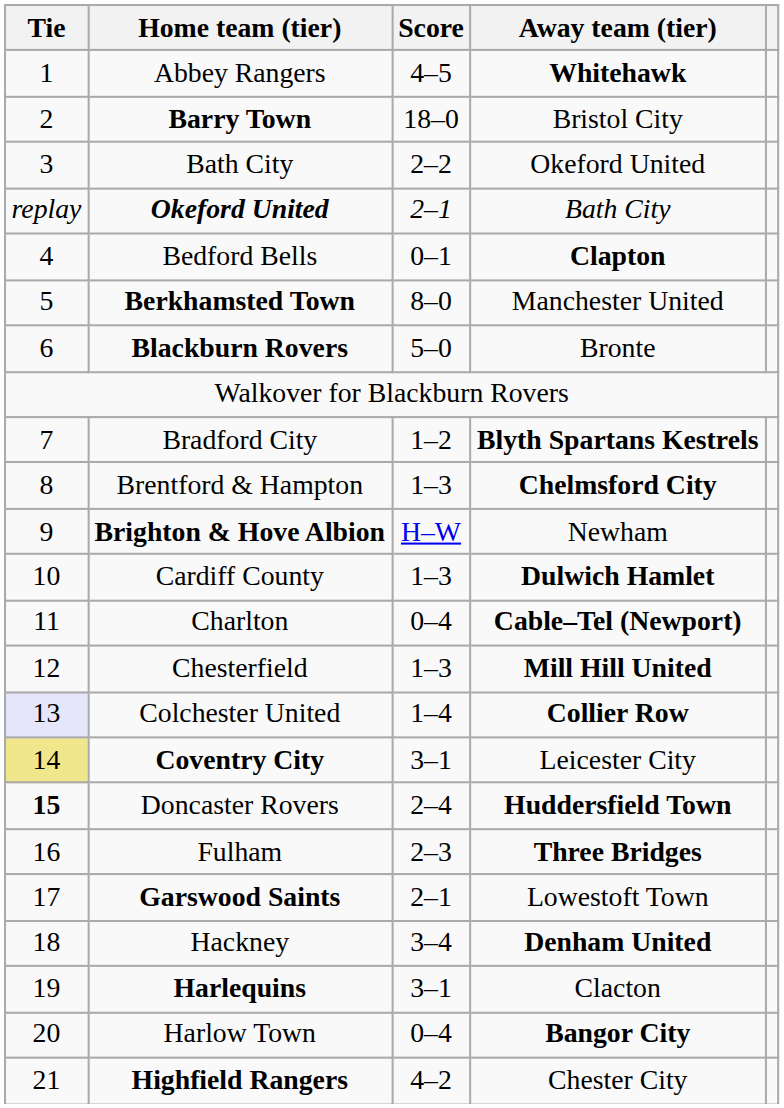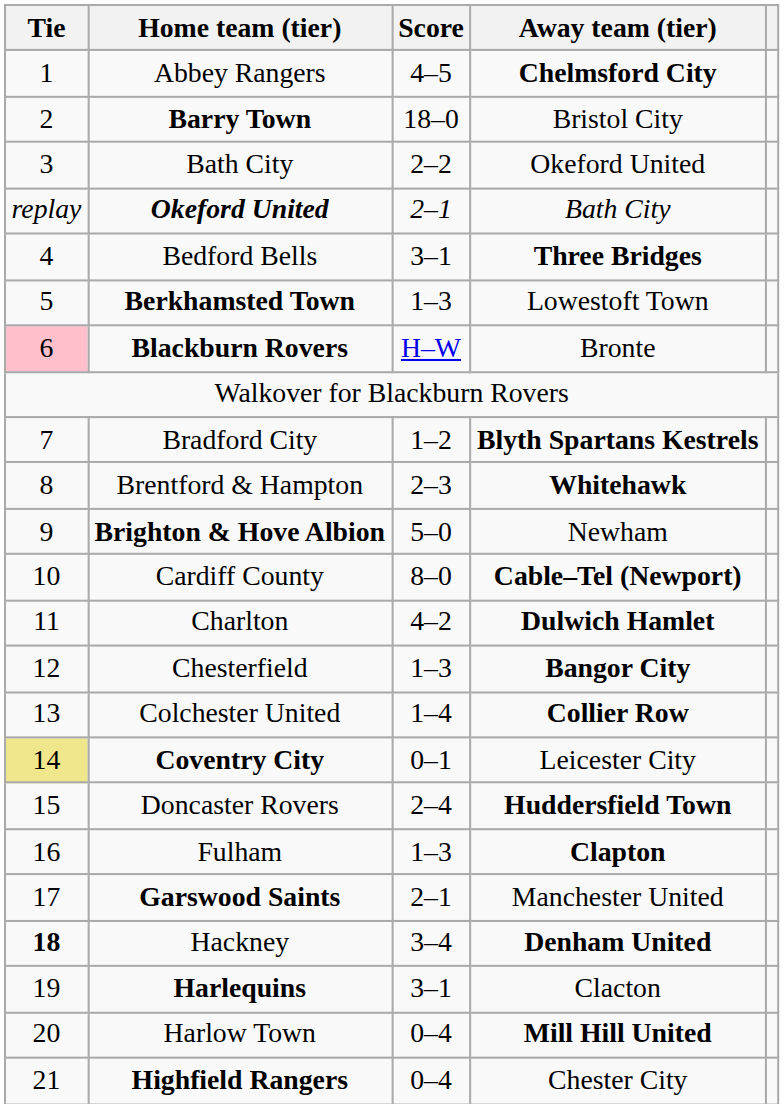(618, 72) Whitehawk -> (618, 72) Chelmsford City
(431, 255) 0–1 -> (431, 255) 3–1
(618, 255) Clapton -> (618, 255) Three Bridges
(431, 301) 8–0 -> (431, 301) 1–3
(618, 301) Manchester United -> (618, 301) Lowestoft Town
(47, 347) no background -> (47, 347) pink background
(431, 347) 5–0 -> (431, 347) H–W
(431, 484) 1–3 -> (431, 484) 2–3
(618, 484) Chelmsford City -> (618, 484) Whitehawk
(431, 530) H–W -> (431, 530) 5–0
(431, 576) 1–3 -> (431, 576) 8–0
(618, 576) Dulwich Hamlet -> (618, 576) Cable–Tel (Newport)
(431, 622) 0–4 -> (431, 622) 4–2
(618, 622) Cable–Tel (Newport) -> (618, 622) Dulwich Hamlet
(618, 667) Mill Hill United -> (618, 667) Bangor City
(46, 713) lavender background -> (46, 713) no background
(431, 759) 3–1 -> (431, 759) 0–1
(46, 805) bold -> (46, 805) normal
(431, 850) 2–3 -> (431, 850) 1–3
(618, 850) Three Bridges -> (618, 850) Clapton
(618, 896) Lowestoft Town -> (618, 896) Manchester United
(46, 942) normal -> (46, 942) bold
(618, 1033) Bangor City -> (618, 1033) Mill Hill United
(431, 1079) 4–2 -> (431, 1079) 0–4
